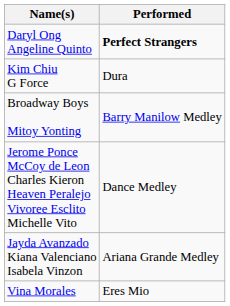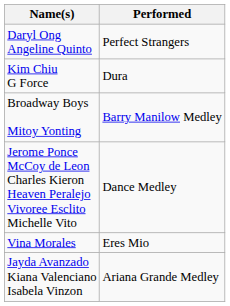(150, 41) bold -> (146, 41) normal
rows swapped: (52, 256) <-> (42, 291)
